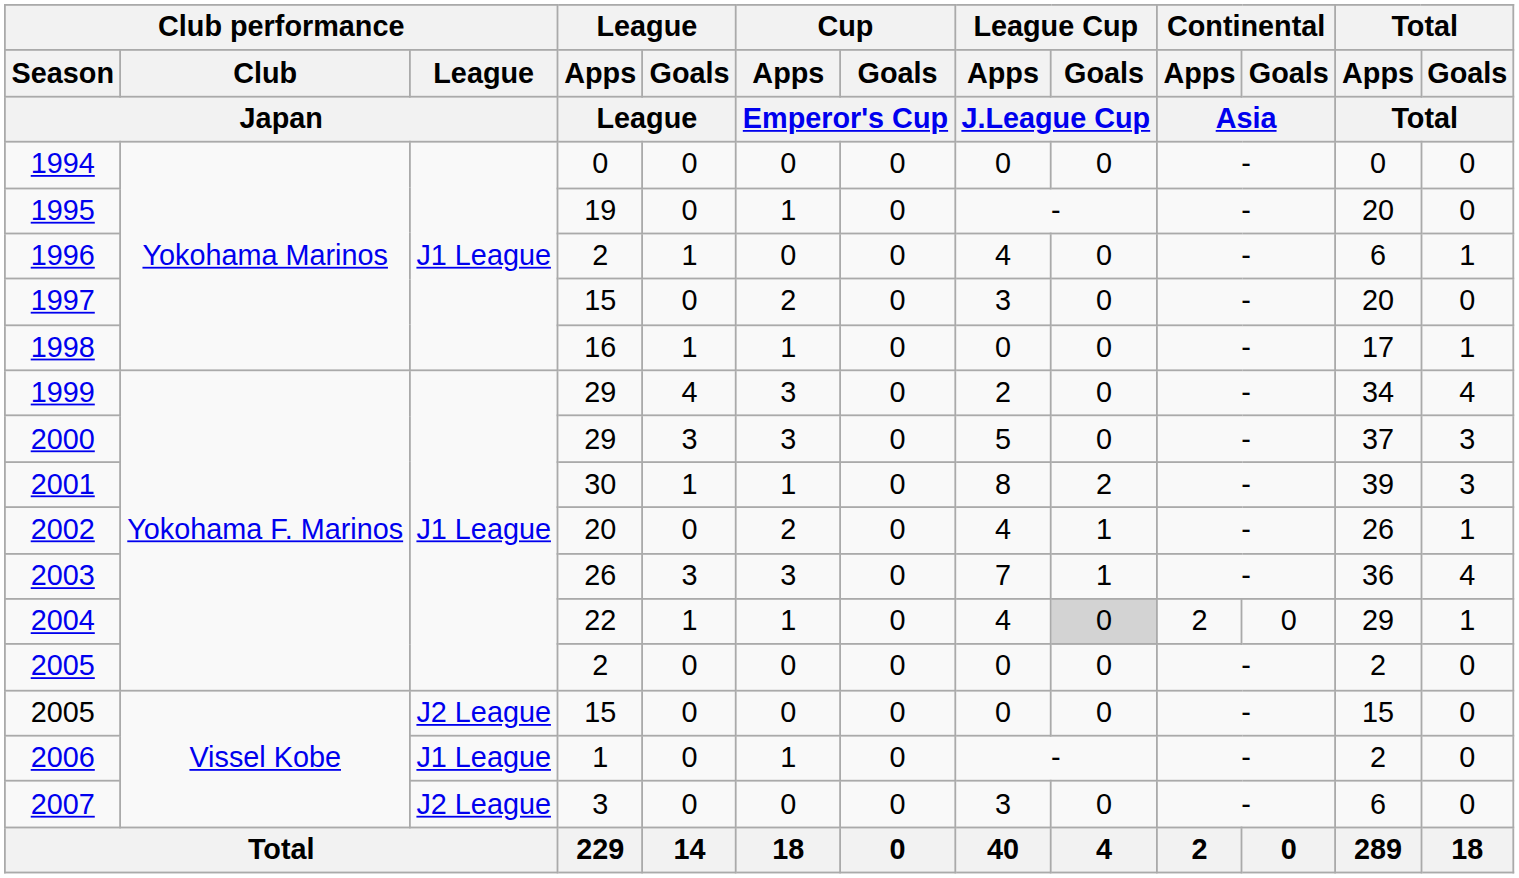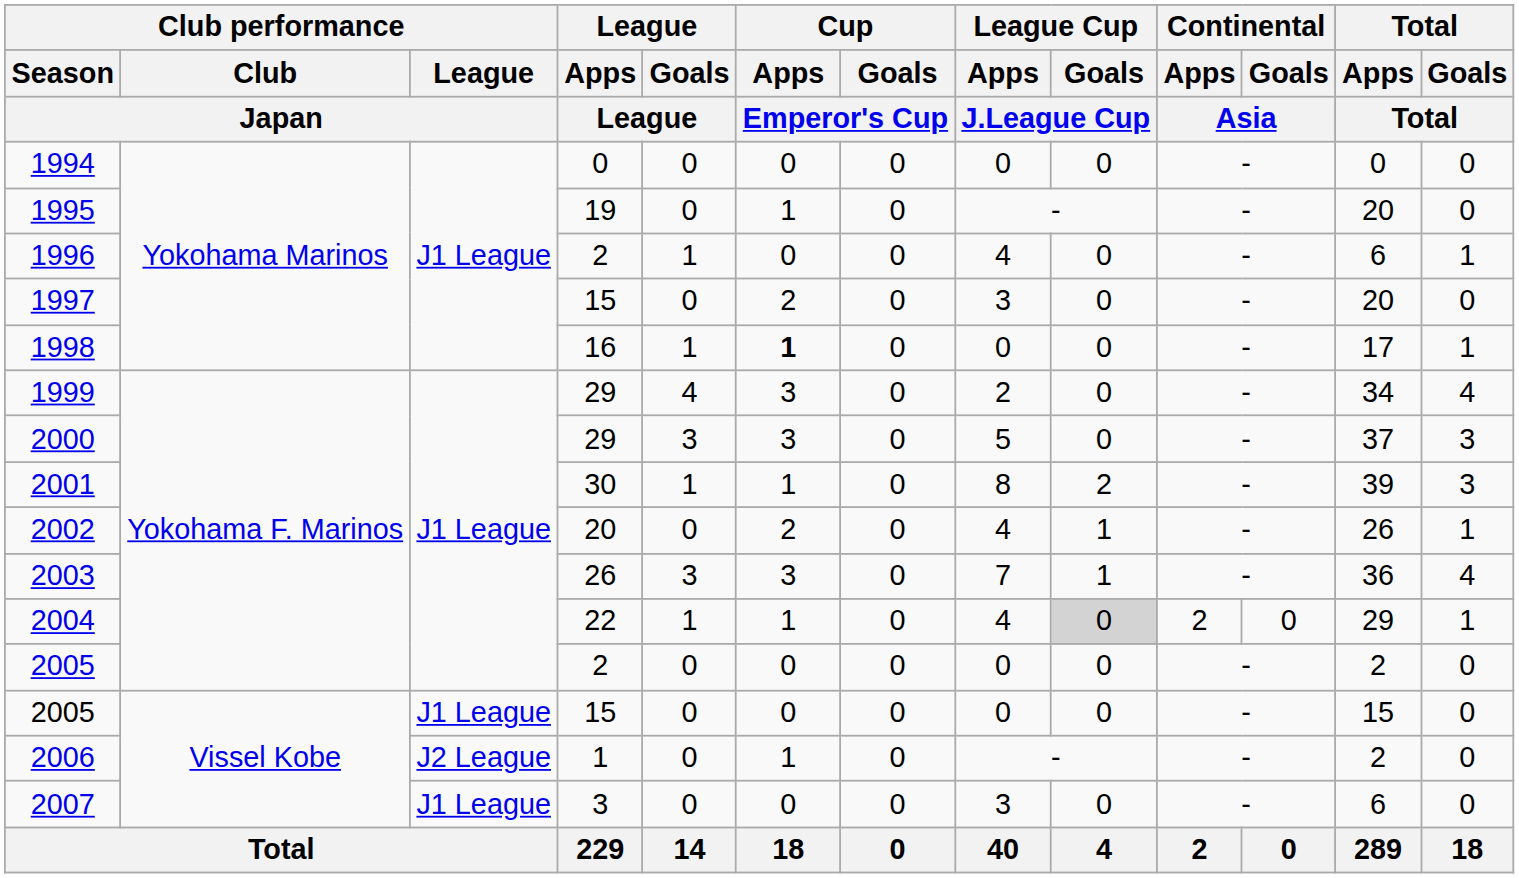(788, 347) normal -> (788, 347) bold
(484, 712) J2 League -> (484, 712) J1 League
(484, 758) J1 League -> (484, 758) J2 League
(484, 803) J2 League -> (484, 803) J1 League
